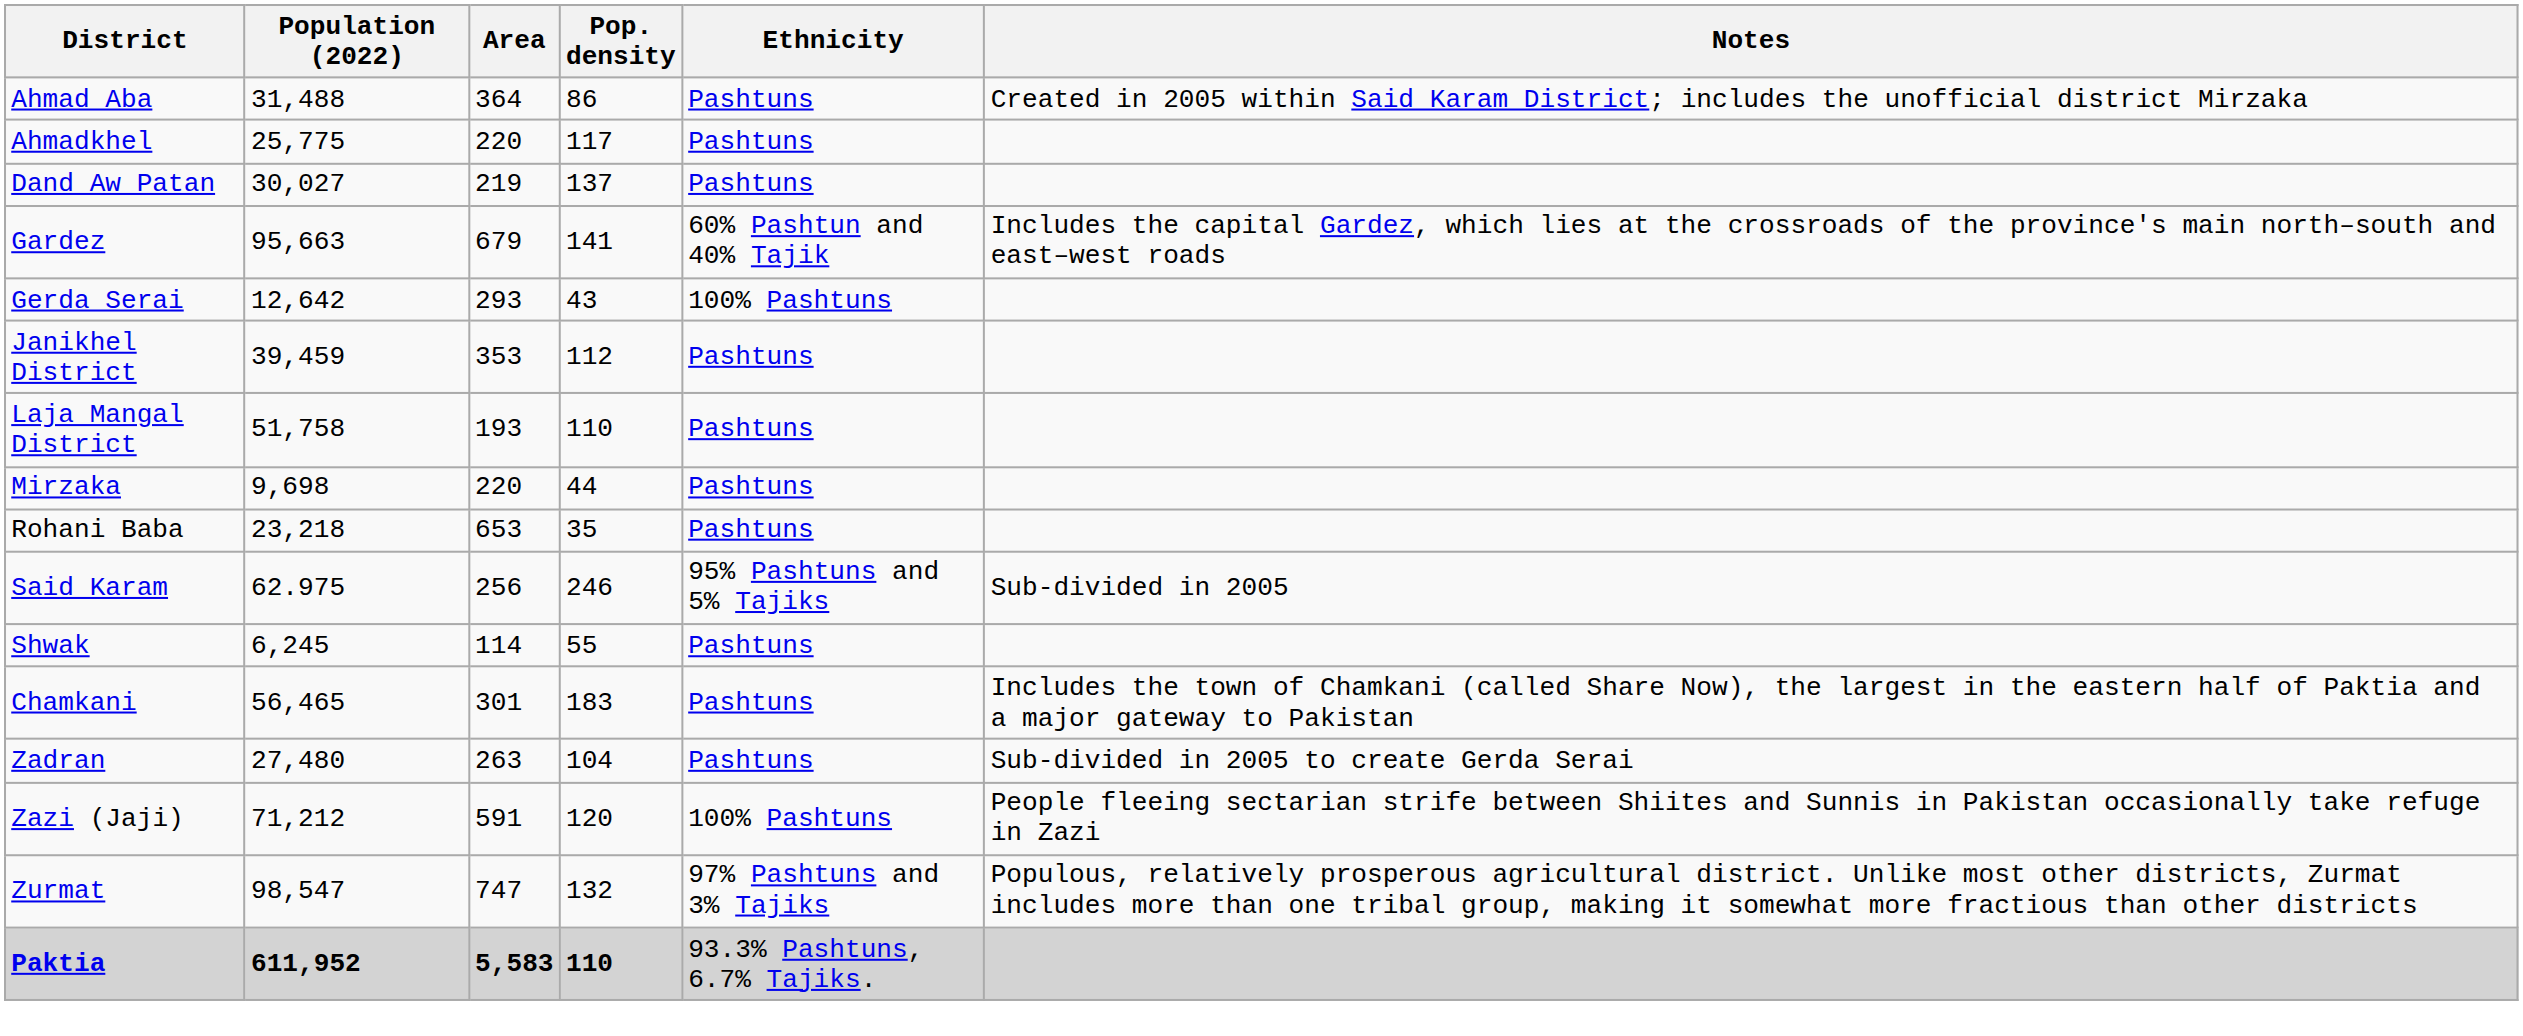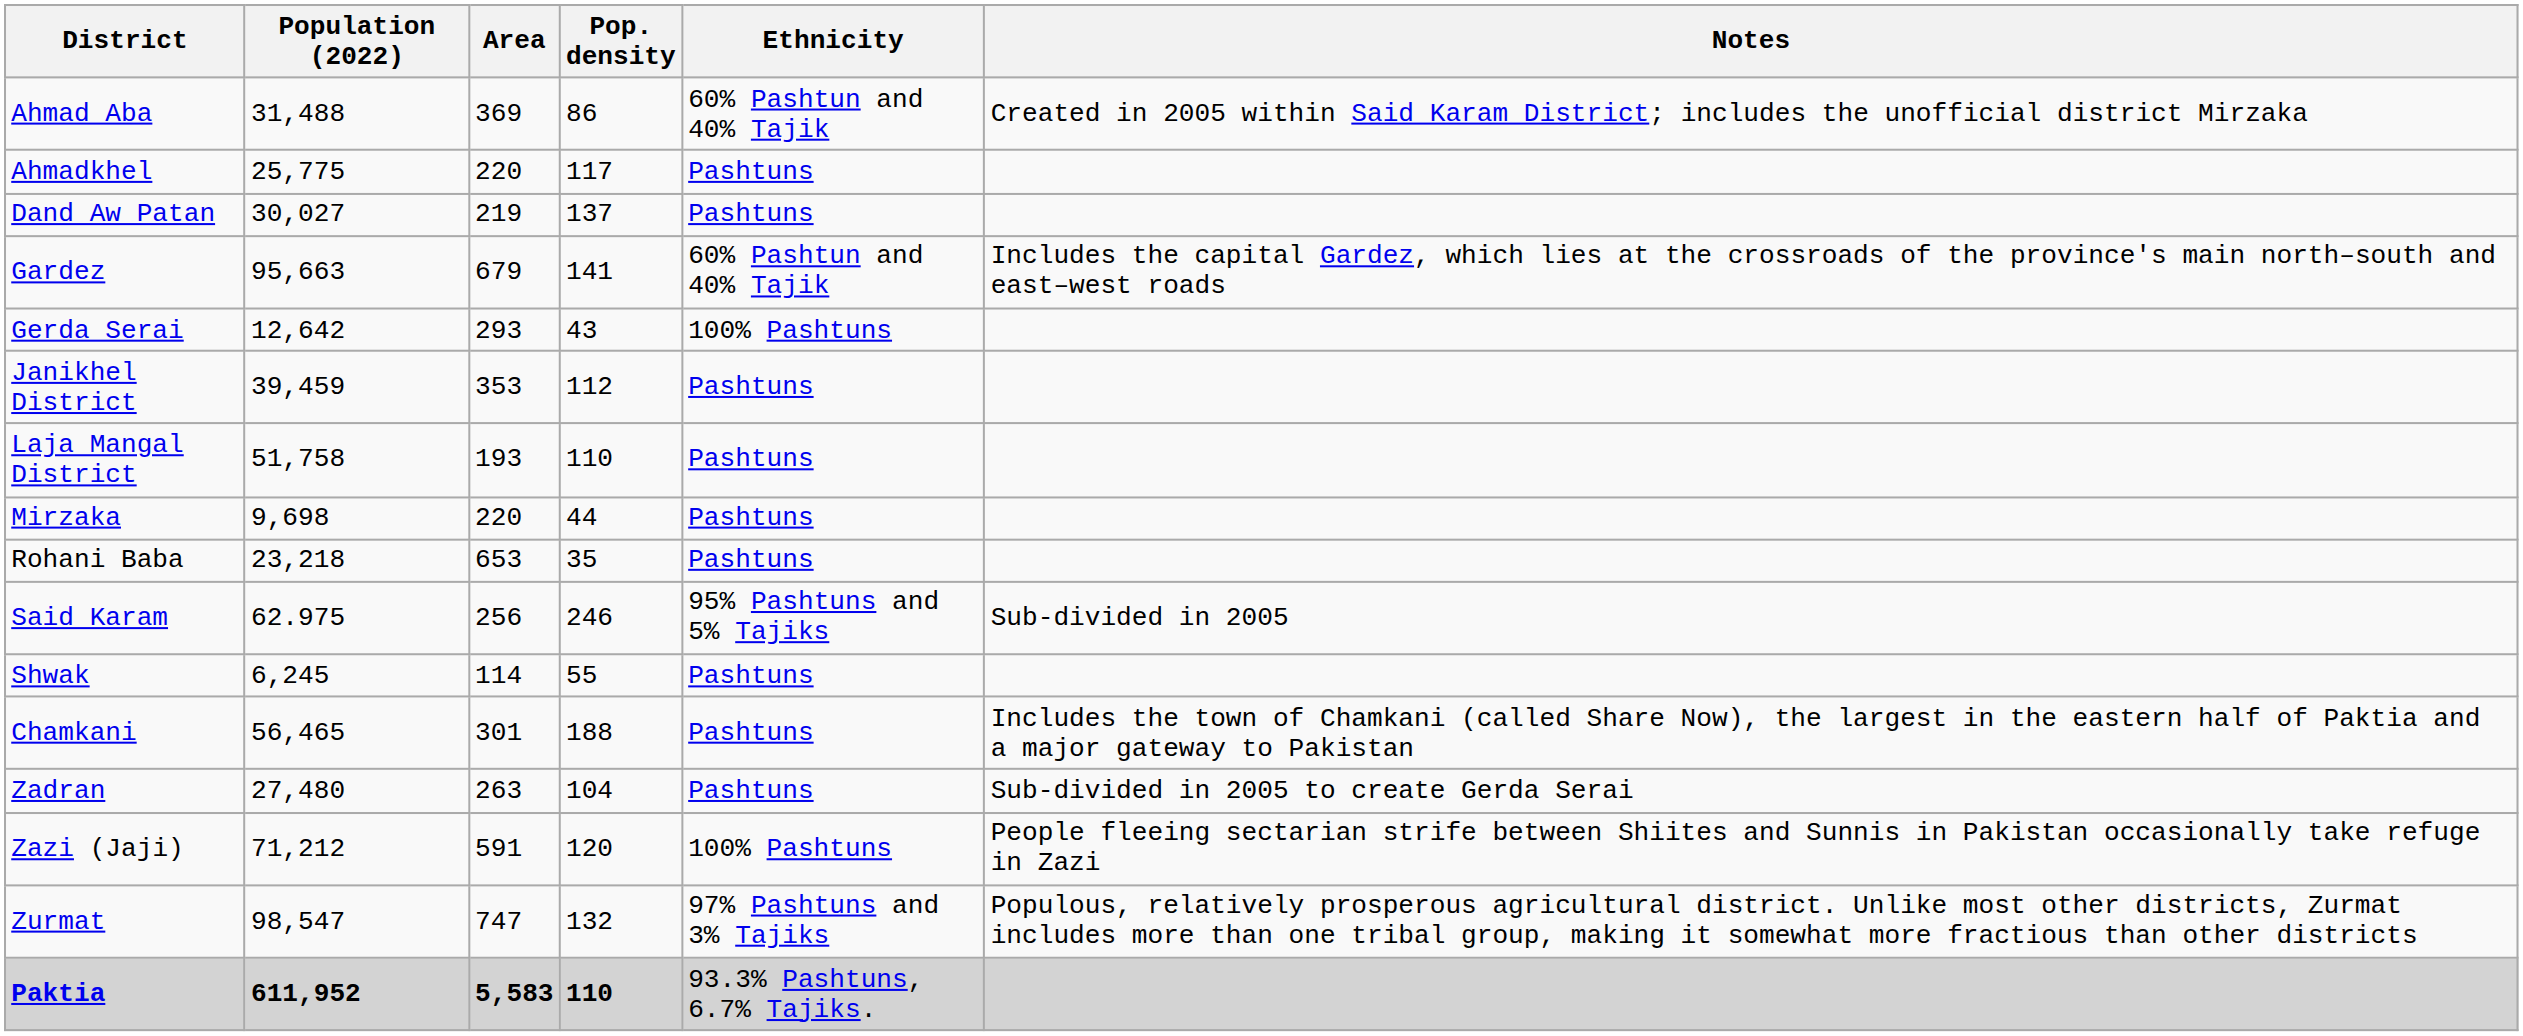(499, 99) 364 -> (499, 114) 369
(751, 99) Pashtuns -> (806, 114) 60% Pashtun and 40% Tajik
(589, 703) 183 -> (589, 733) 188
